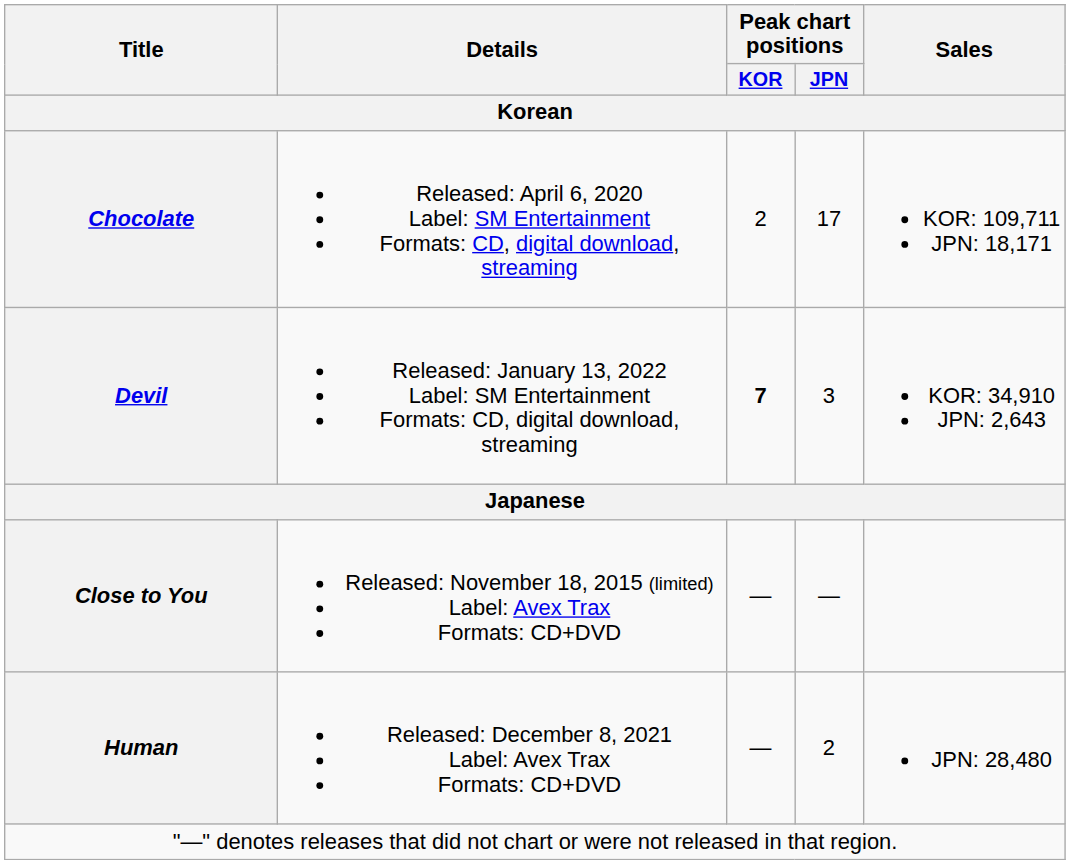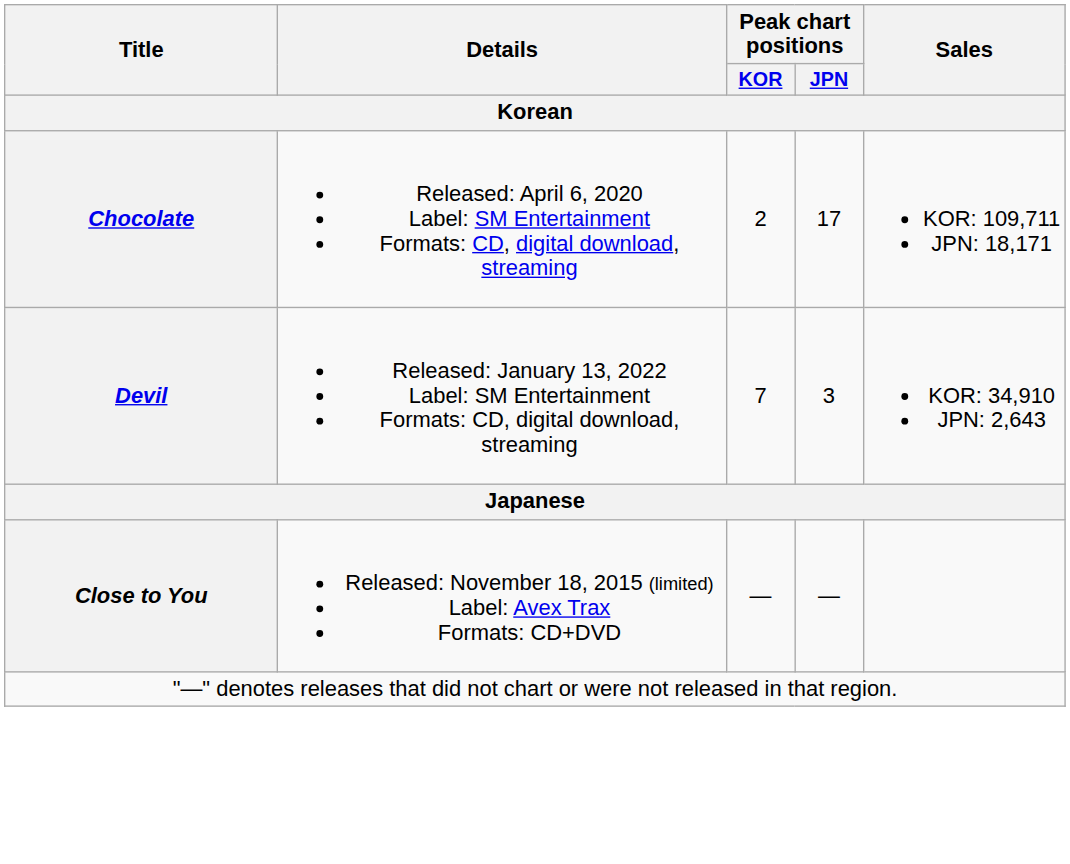(761, 395) bold -> (761, 395) normal
- row: (141, 747)
